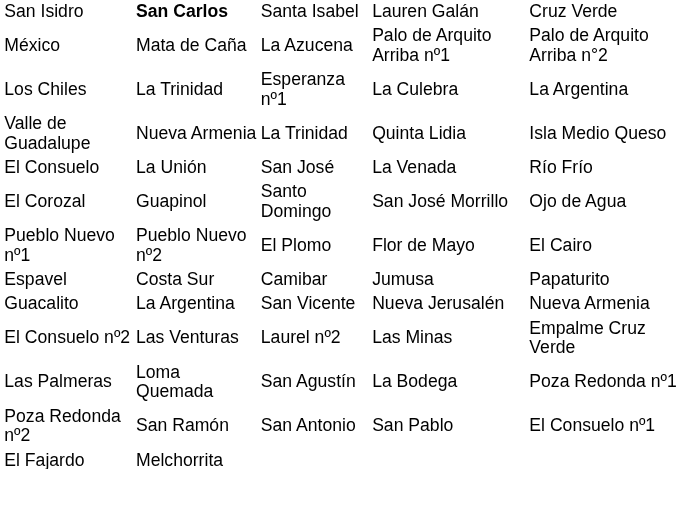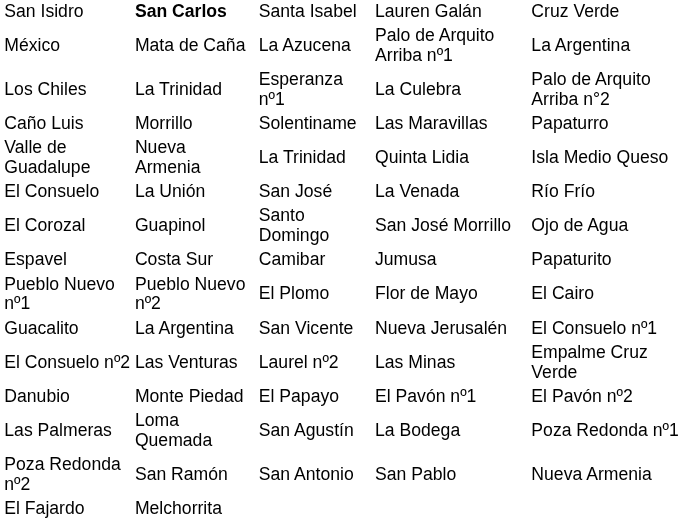(589, 45) Palo de Arquito Arriba n°2 -> (581, 45) La Argentina
(579, 89) La Argentina -> (591, 89) Palo de Arquito Arriba n°2
+ row: (44, 123)
rows swapped: (36, 279) <-> (60, 245)
(590, 303) Nueva Armenia -> (594, 327) El Consuelo nº1
+ row: (37, 396)
(592, 425) El Consuelo nº1 -> (592, 474) Nueva Armenia
